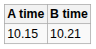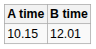(66, 33) 10.21 -> (66, 33) 12.01
